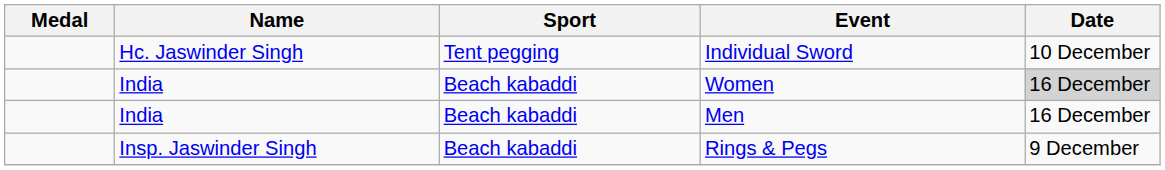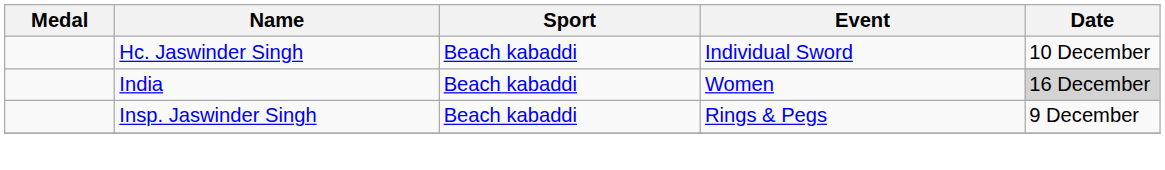(501, 52) Tent pegging -> (510, 52) Beach kabaddi
- row: (725, 116)
